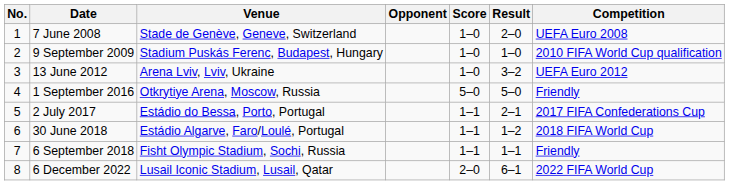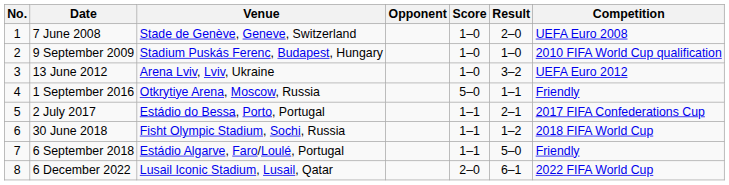(511, 92) 5–0 -> (511, 92) 1–1
(242, 131) Estádio Algarve, Faro/Loulé, Portugal -> (243, 131) Fisht Olympic Stadium, Sochi, Russia
(243, 151) Fisht Olympic Stadium, Sochi, Russia -> (242, 151) Estádio Algarve, Faro/Loulé, Portugal
(511, 151) 1–1 -> (511, 151) 5–0
